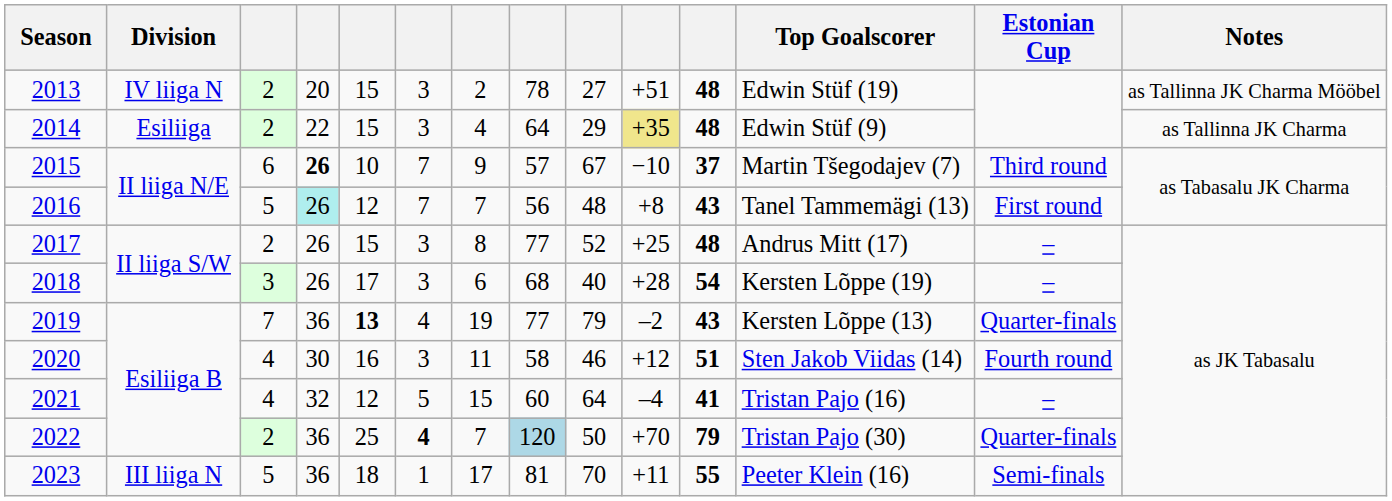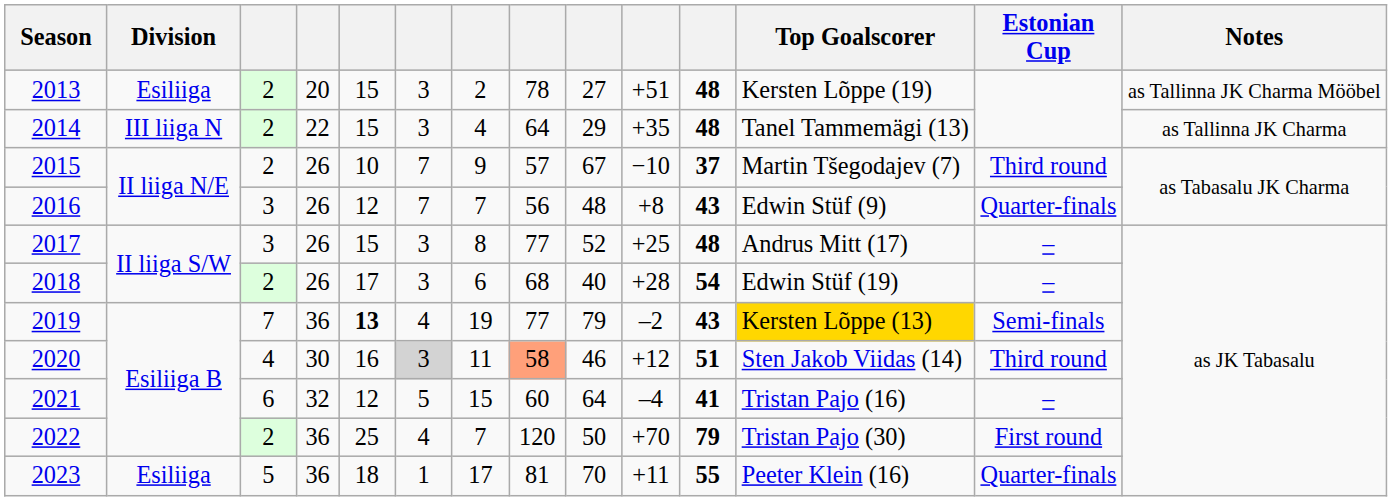(174, 89) IV liiga N -> (174, 89) Esiliiga
(820, 89) Edwin Stüf (19) -> (837, 89) Kersten Lõppe (19)
(174, 128) Esiliiga -> (174, 128) III liiga N
(651, 128) khaki background -> (651, 128) no background
(814, 128) Edwin Stüf (9) -> (855, 128) Tanel Tammemägi (13)
(268, 166) 6 -> (268, 166) 2
(318, 166) bold -> (318, 166) normal
(268, 205) 5 -> (268, 205) 3
(318, 205) paleturquoise background -> (318, 205) no background
(855, 205) Tanel Tammemägi (13) -> (814, 205) Edwin Stüf (9)
(1048, 205) First round -> (1048, 205) Quarter-finals
(268, 243) 2 -> (268, 243) 3
(268, 282) 3 -> (268, 282) 2
(837, 282) Kersten Lõppe (19) -> (820, 282) Edwin Stüf (19)
(837, 321) no background -> (837, 321) gold background
(1048, 321) Quarter-finals -> (1048, 321) Semi-finals
(424, 359) no background -> (424, 359) lightgrey background
(537, 359) no background -> (537, 359) lightsalmon background
(1048, 359) Fourth round -> (1048, 359) Third round
(268, 398) 4 -> (268, 398) 6
(424, 436) bold -> (424, 436) normal
(537, 436) lightblue background -> (537, 436) no background
(1048, 436) Quarter-finals -> (1048, 436) First round
(174, 475) III liiga N -> (174, 475) Esiliiga
(1048, 475) Semi-finals -> (1048, 475) Quarter-finals
